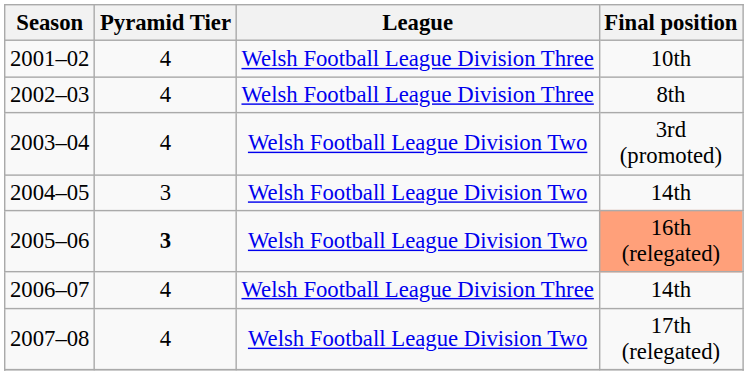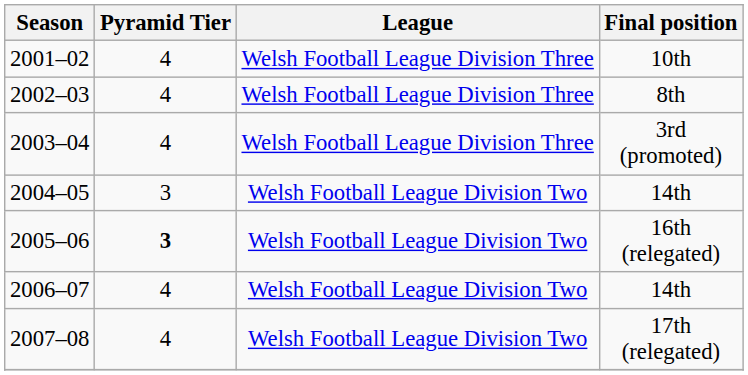(418, 143) Welsh Football League Division Two -> (418, 143) Welsh Football League Division Three
(671, 241) lightsalmon background -> (671, 241) no background
(418, 289) Welsh Football League Division Three -> (418, 289) Welsh Football League Division Two
